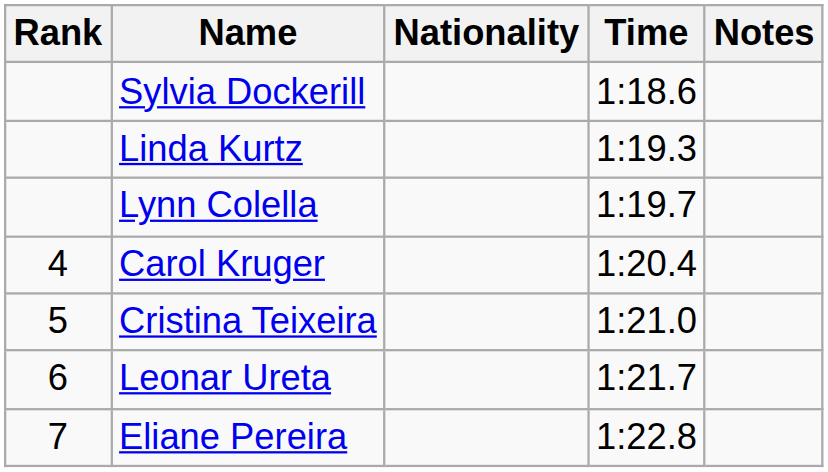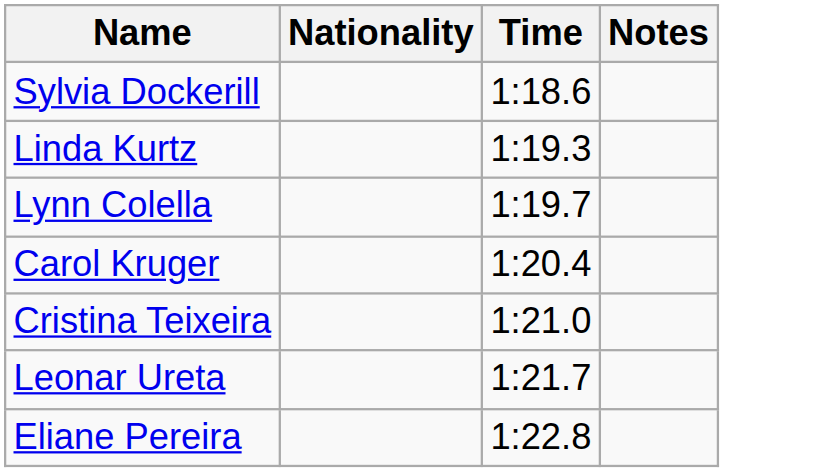- column: (58, 33)
